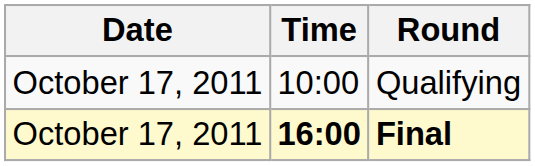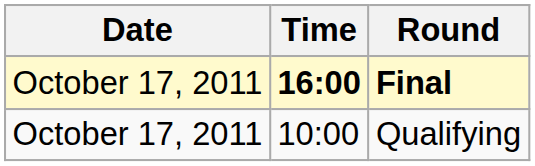rows swapped: (448, 82) <-> (414, 133)
